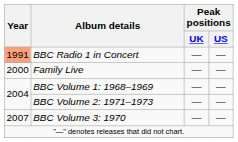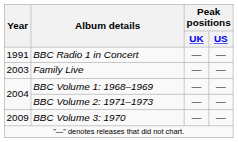(18, 54) lightsalmon background -> (18, 54) no background
(18, 70) 2000 -> (18, 70) 2003
(18, 117) 2007 -> (18, 117) 2009
